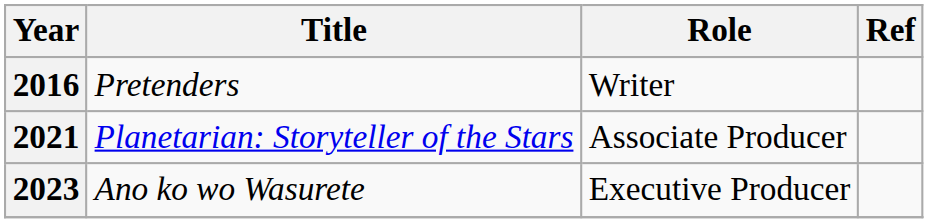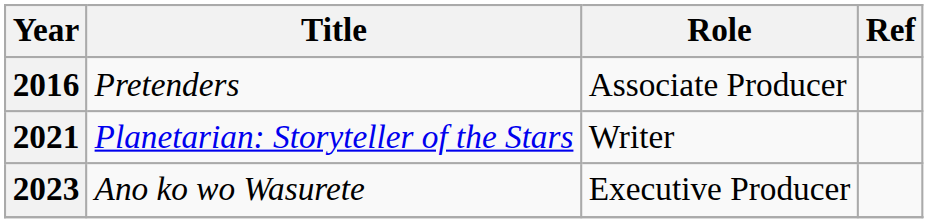(632, 83) Writer -> (718, 83) Associate Producer
(718, 136) Associate Producer -> (632, 136) Writer
